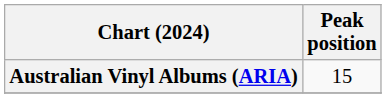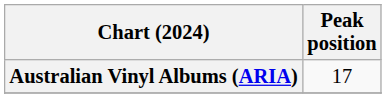(342, 76) 15 -> (342, 76) 17
